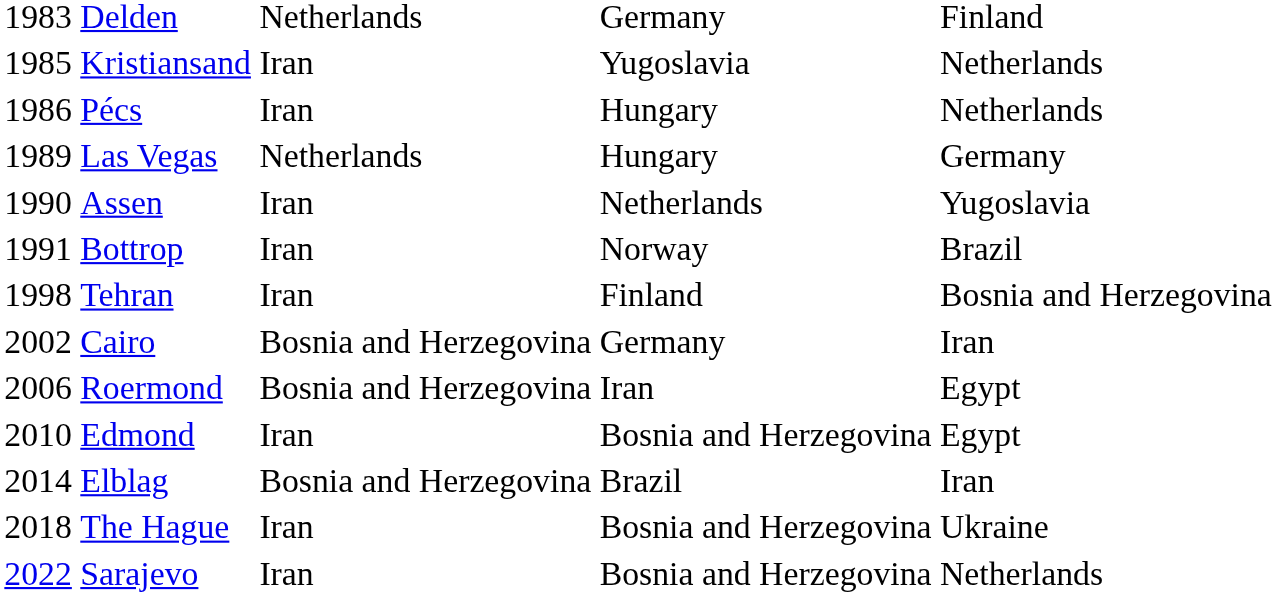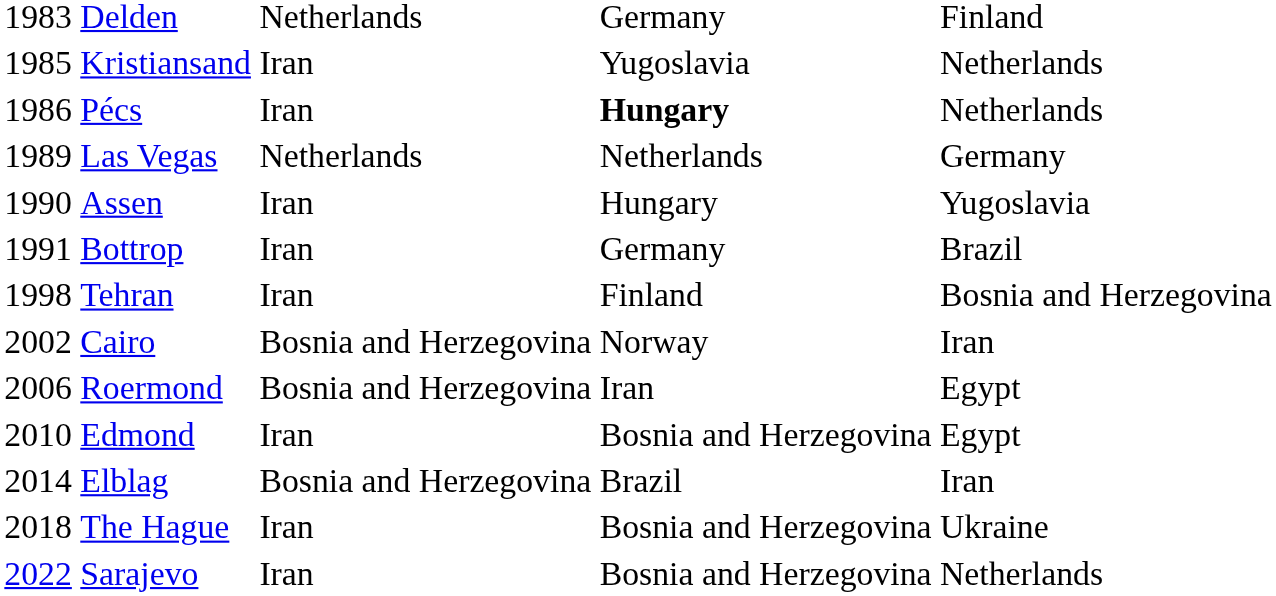(659, 109) normal -> (664, 109) bold
(659, 156) Hungary -> (681, 156) Netherlands
(681, 202) Netherlands -> (659, 202) Hungary
(654, 248) Norway -> (662, 248) Germany
(662, 341) Germany -> (654, 341) Norway
